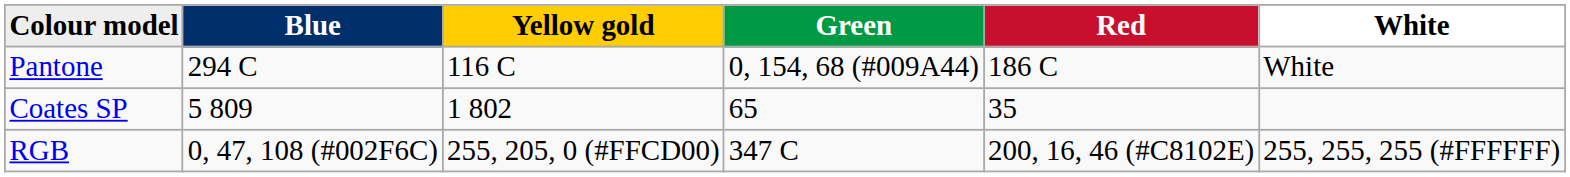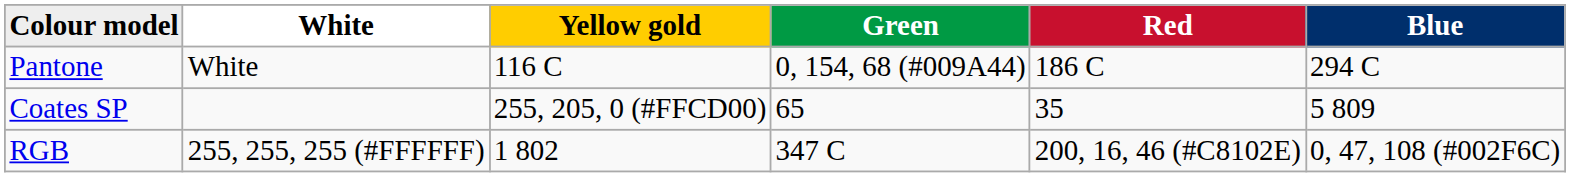columns swapped: (313, 25) <-> (1412, 25)
(480, 108) 1 802 -> (630, 108) 255, 205, 0 (#FFCD00)
(583, 150) 255, 205, 0 (#FFCD00) -> (526, 150) 1 802
